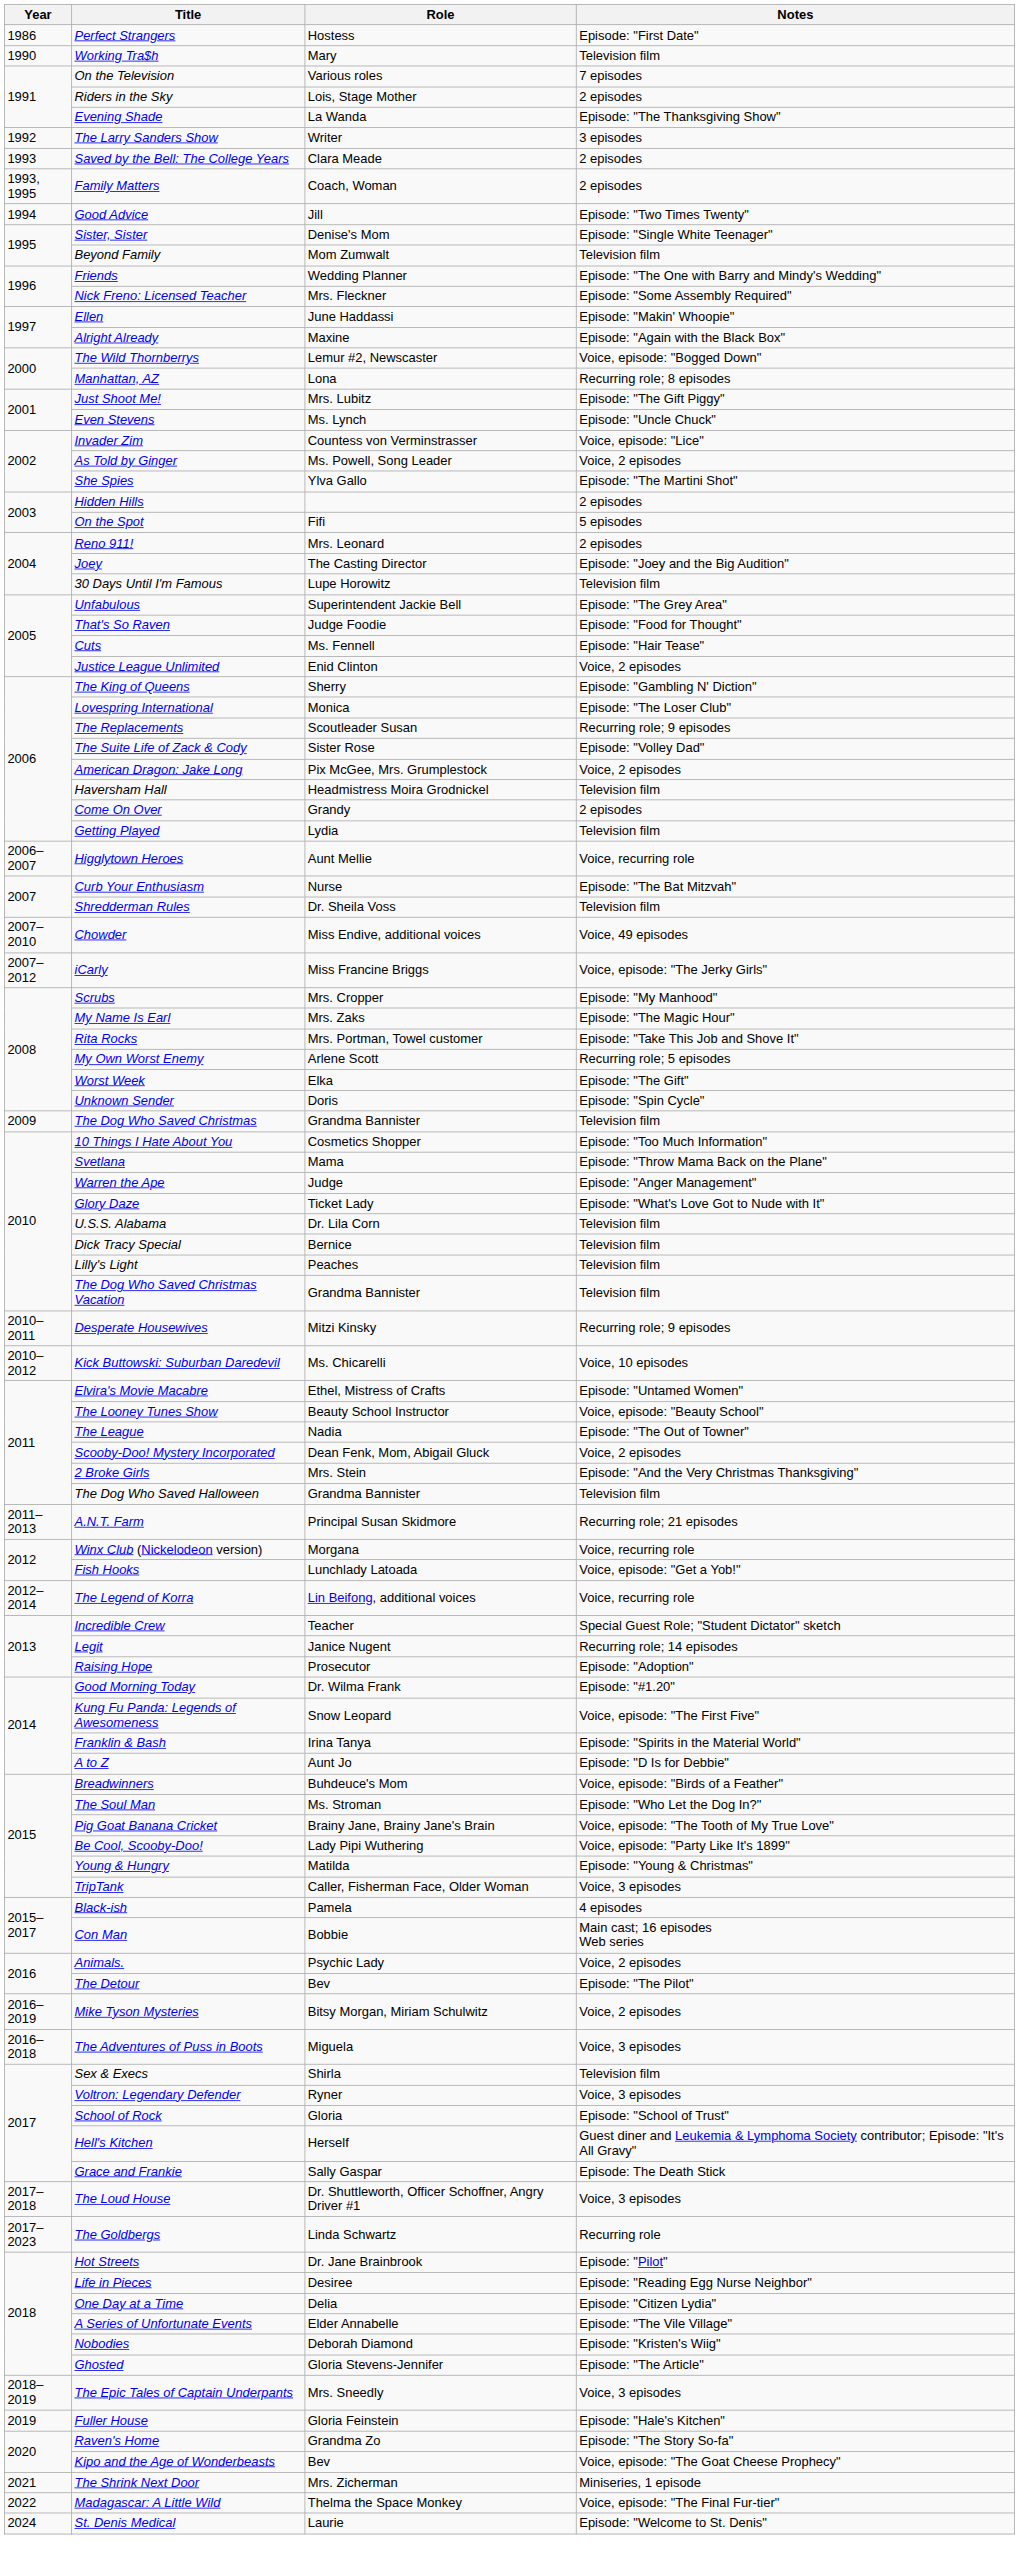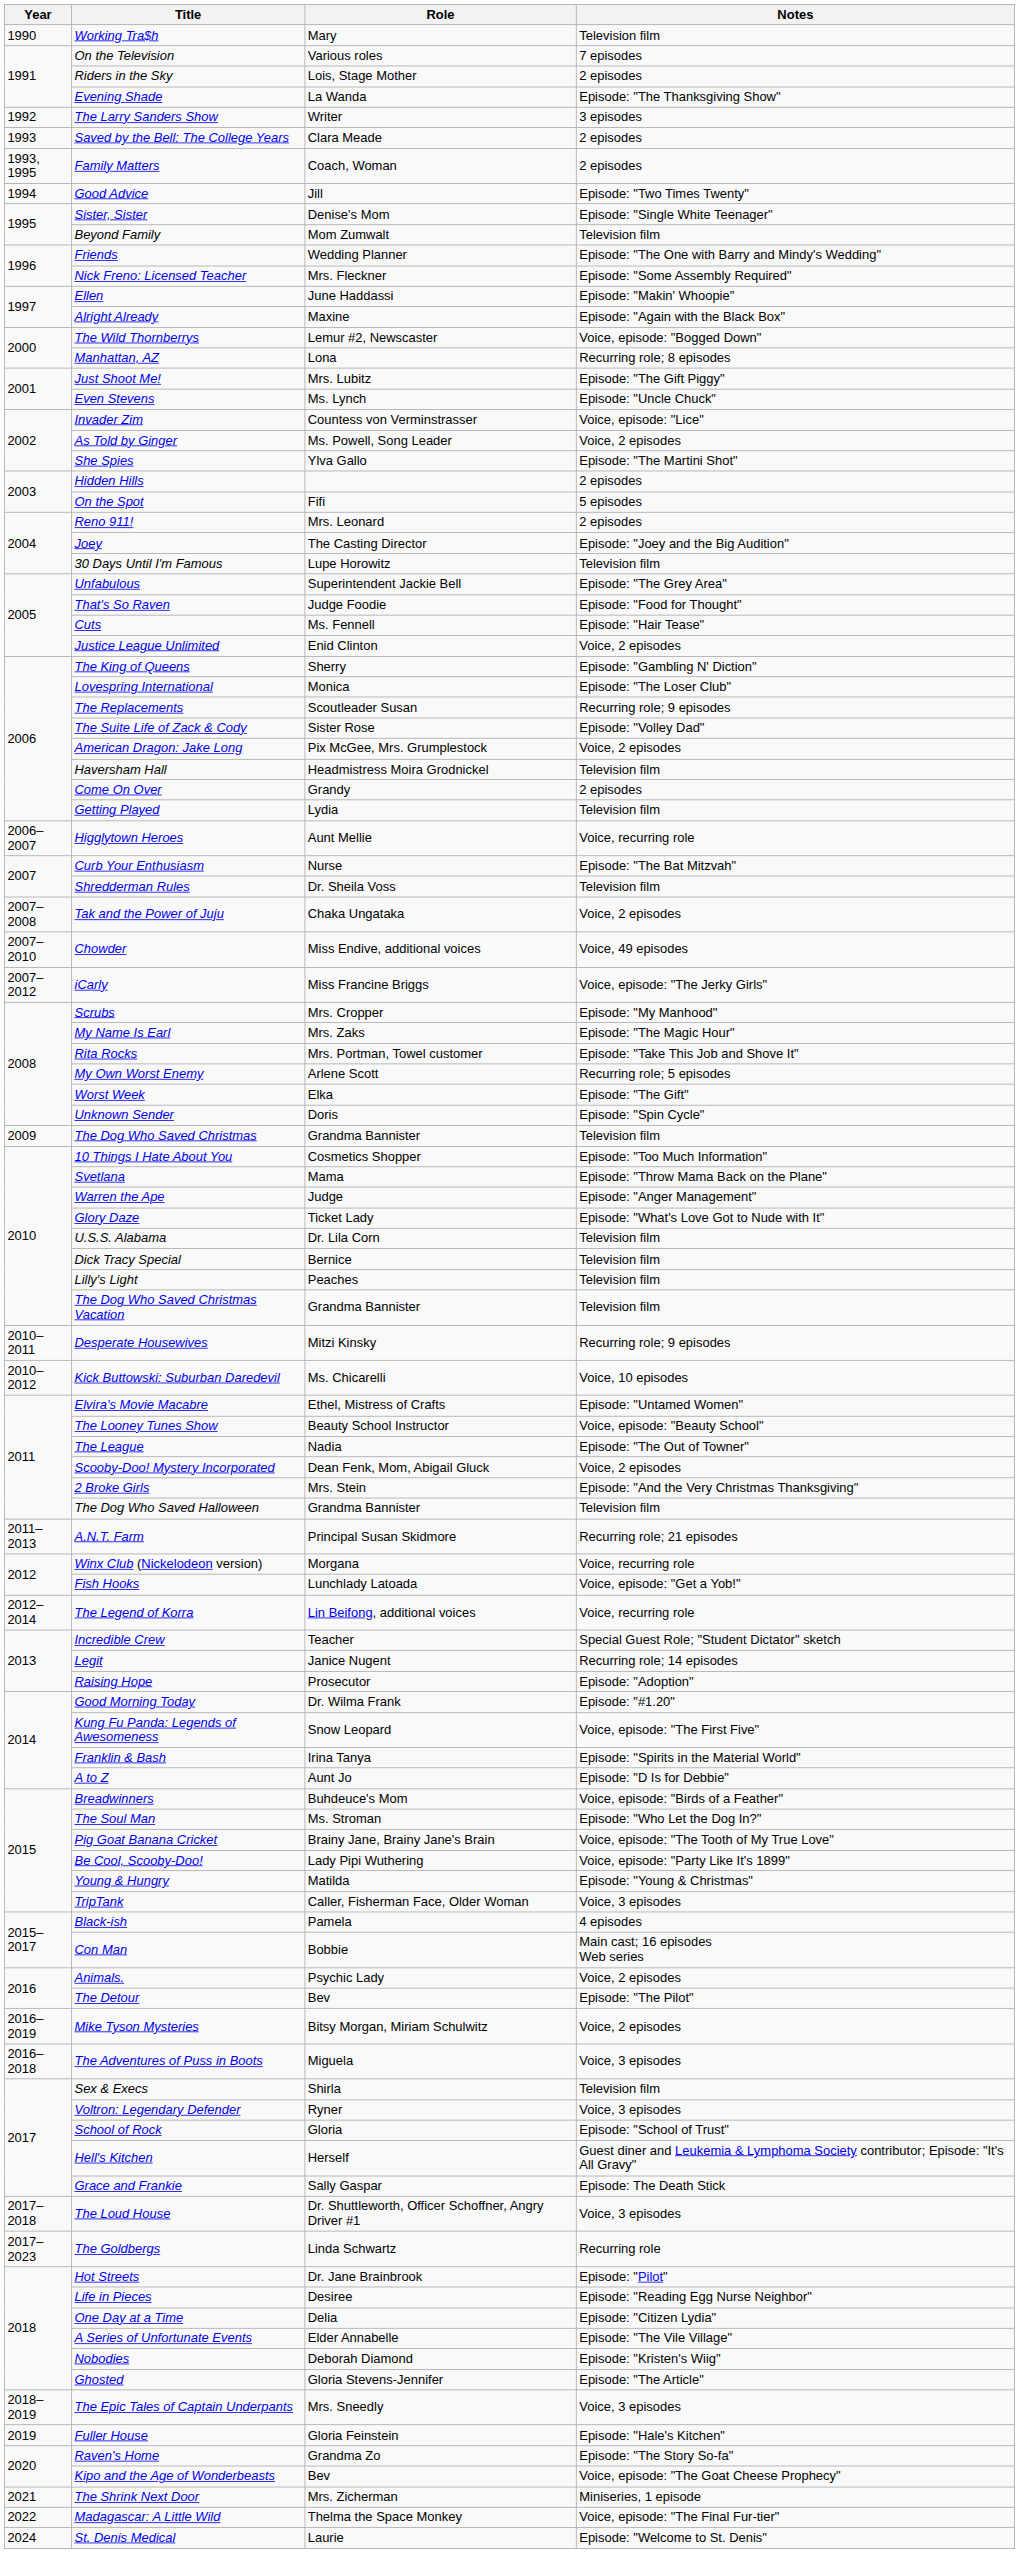- row: (125, 35)
+ row: (149, 914)
